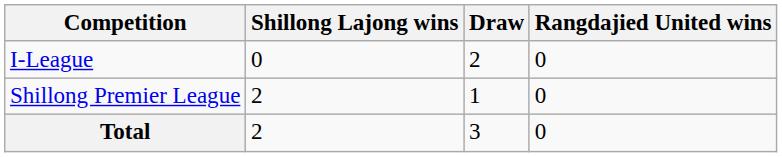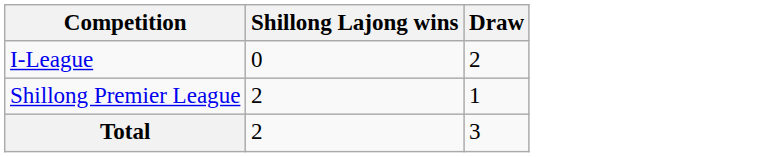- column: (653, 22)
